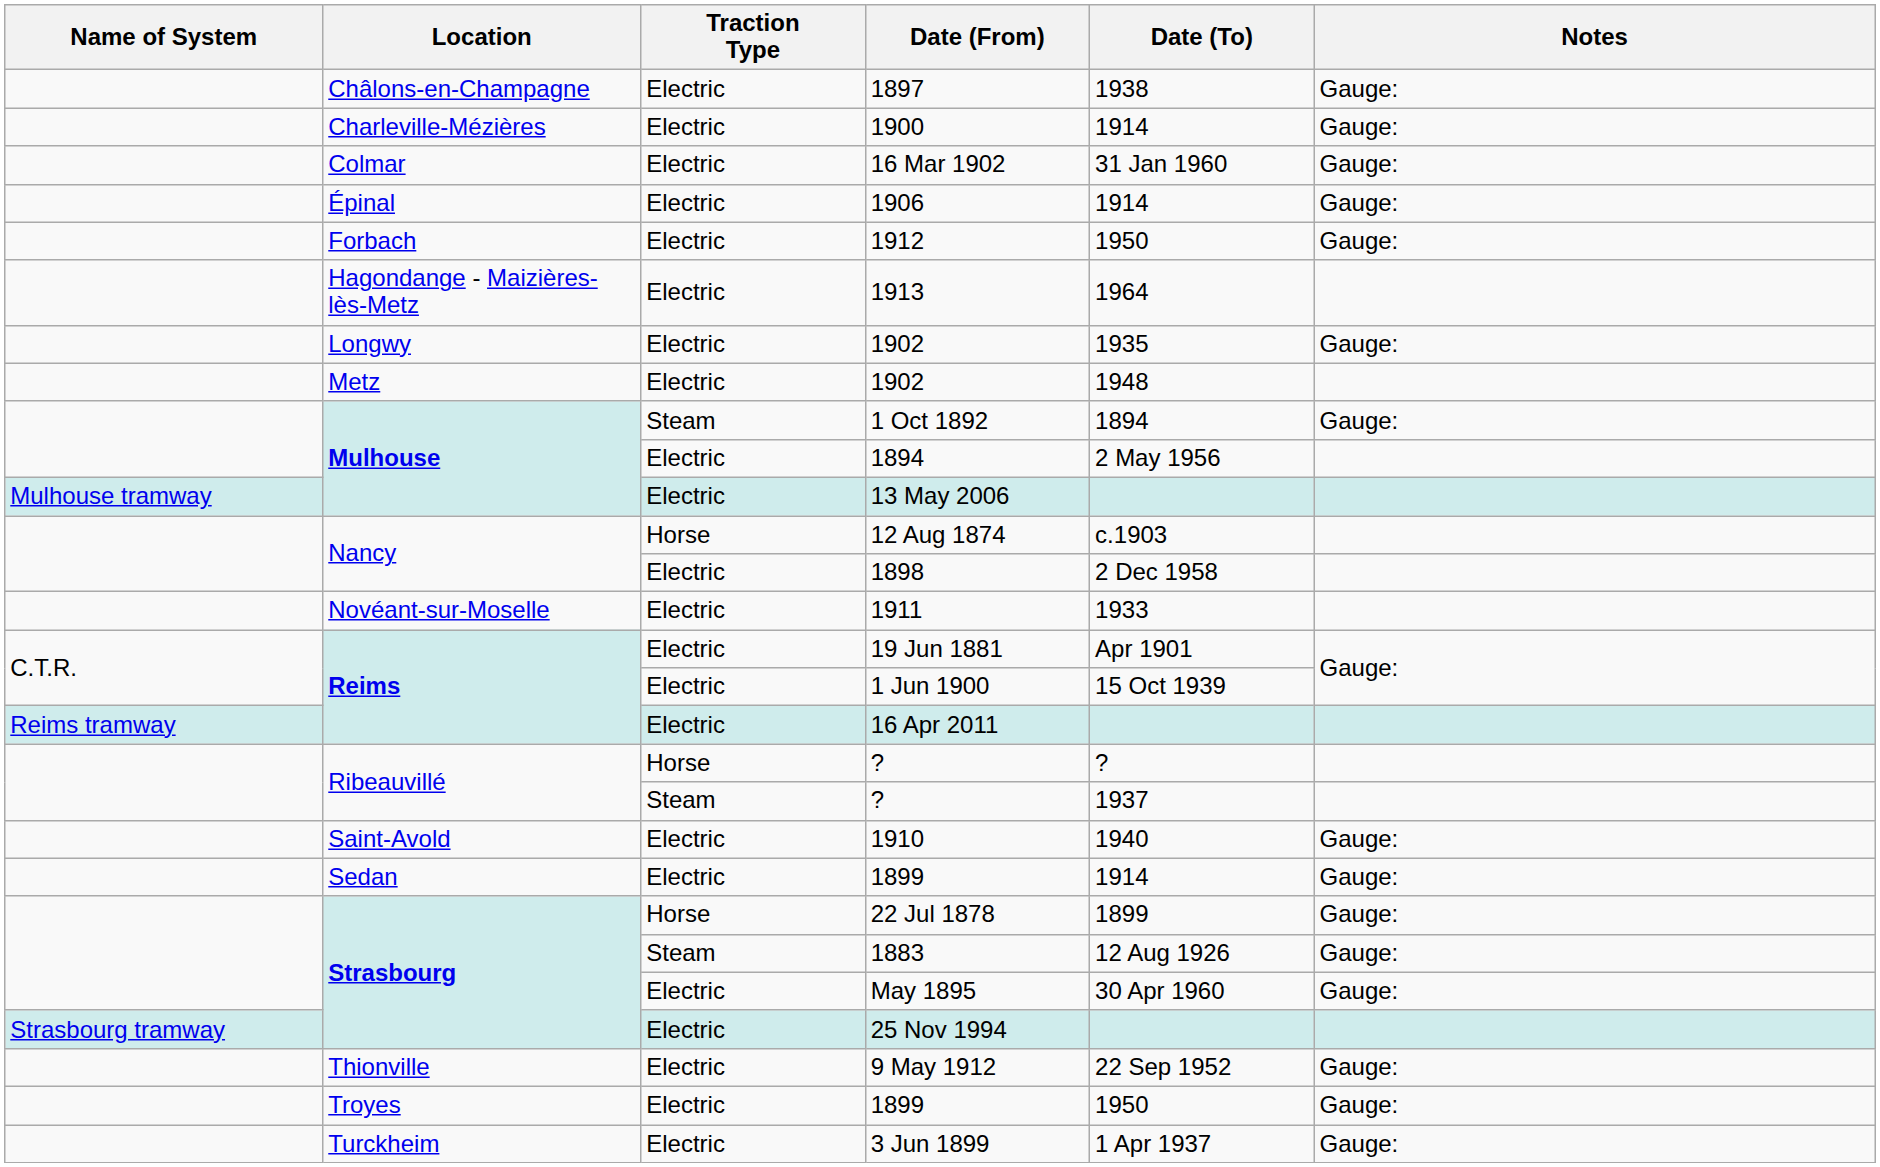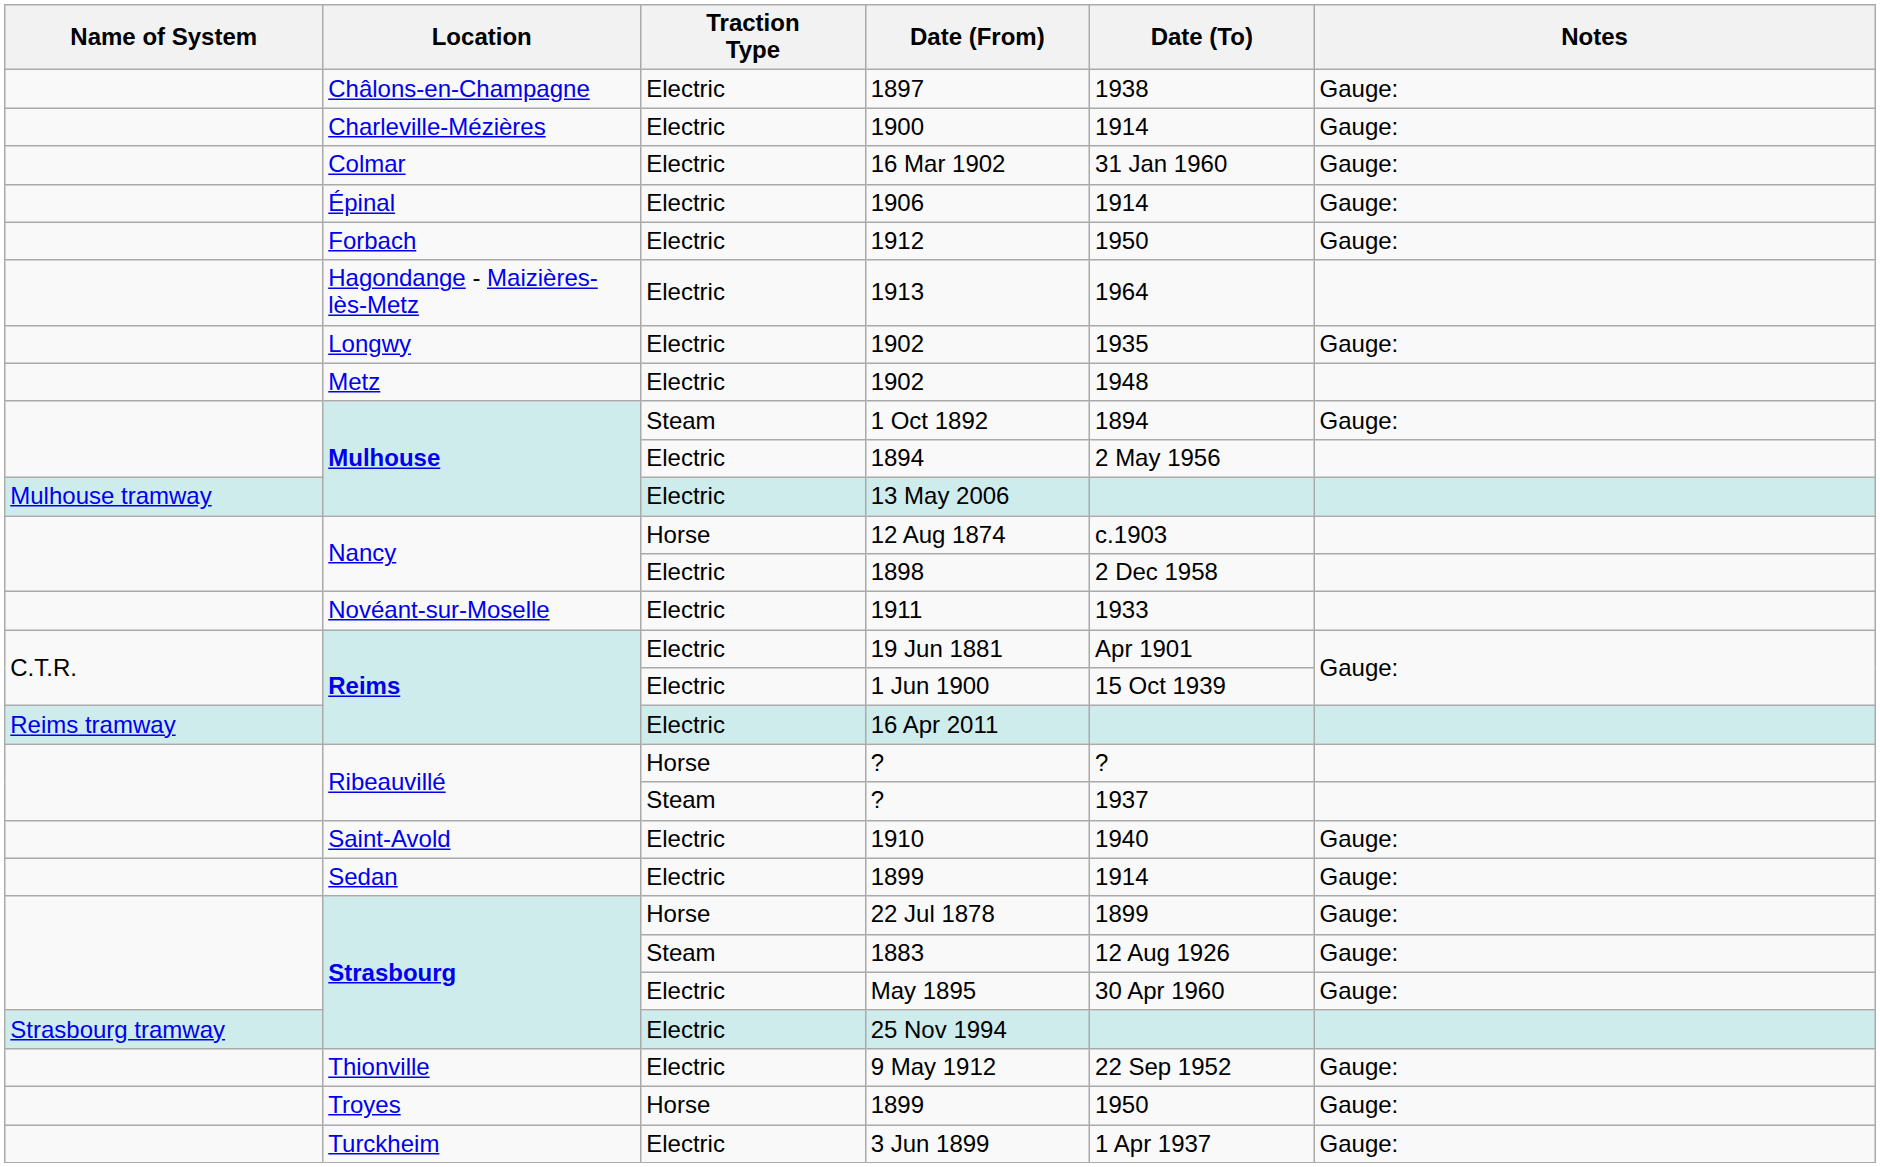(686, 1105) Electric -> (678, 1105) Horse
